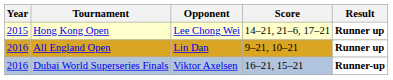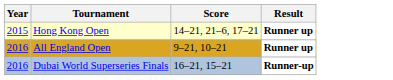- column: (207, 13)
